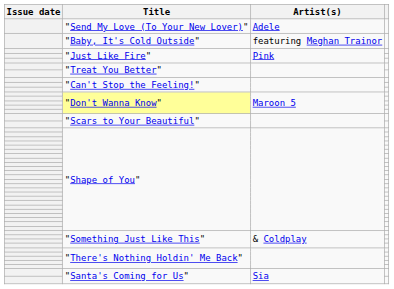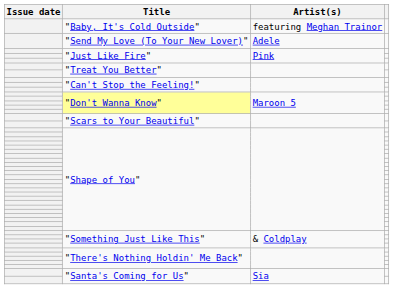rows swapped: (132, 41) <-> (157, 26)
